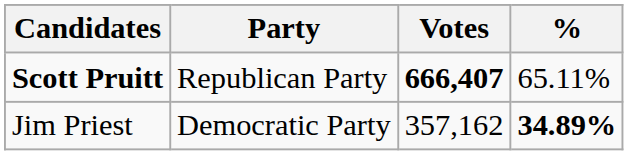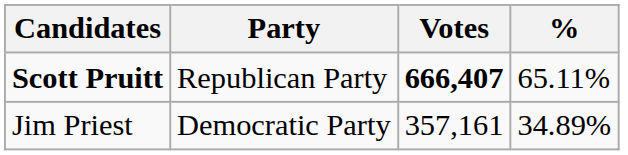(454, 125) 357,162 -> (454, 125) 357,161
(567, 125) bold -> (564, 125) normal
